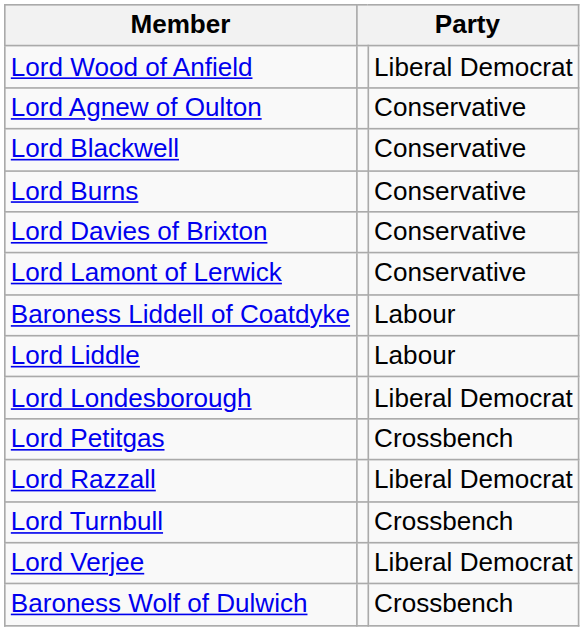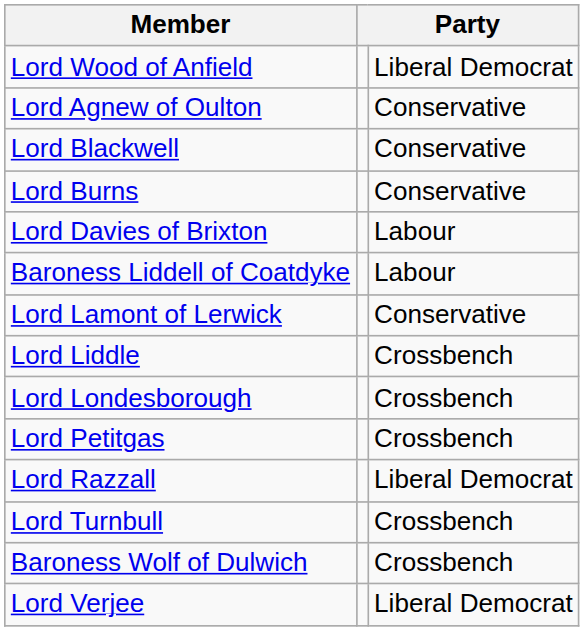(450, 231) Conservative -> (415, 231) Labour
rows swapped: (146, 273) <-> (180, 314)
(415, 356) Labour -> (444, 356) Crossbench
(473, 397) Liberal Democrat -> (444, 397) Crossbench
rows swapped: (78, 562) <-> (159, 604)
